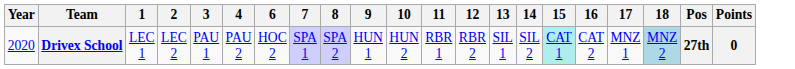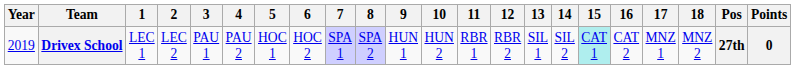+ column: (272, 15)
(21, 45) 2020 -> (21, 45) 2019
(662, 45) lightblue background -> (697, 45) no background
